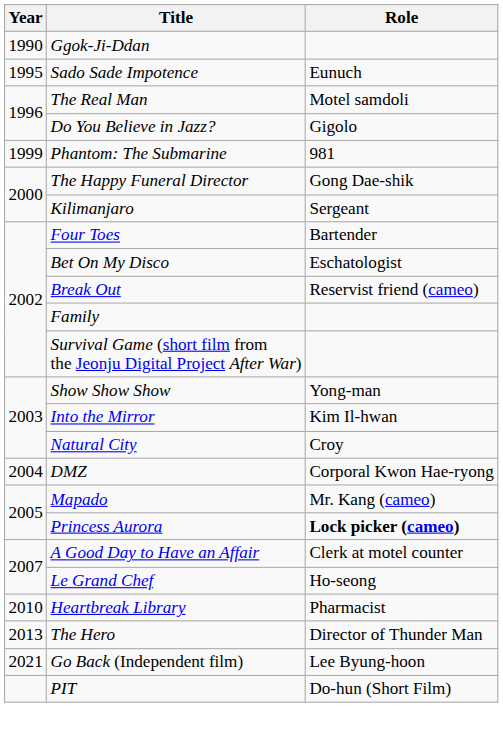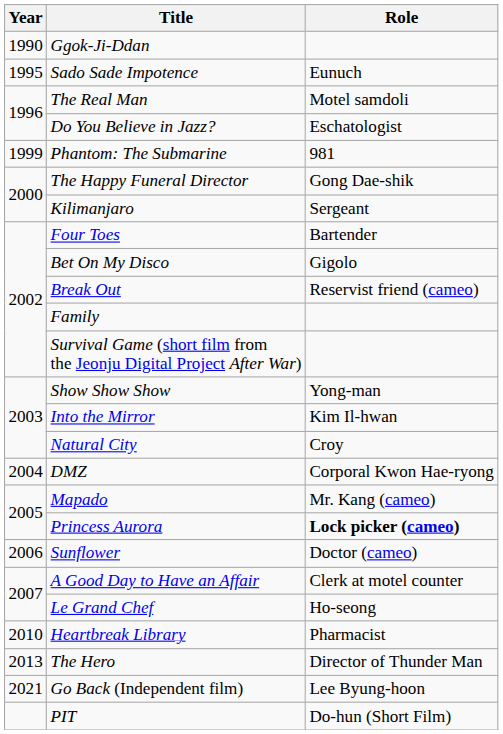(333, 126) Gigolo -> (356, 126) Eschatologist
(356, 262) Eschatologist -> (333, 262) Gigolo
+ row: (85, 553)
